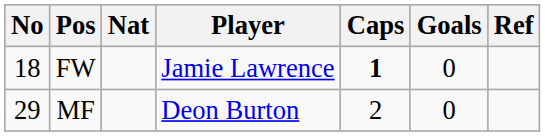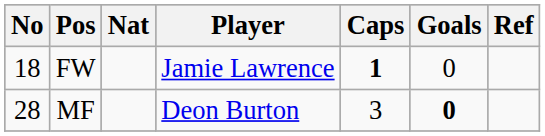(27, 109) 29 -> (27, 109) 28
(376, 109) 2 -> (376, 109) 3
(449, 109) normal -> (449, 109) bold
